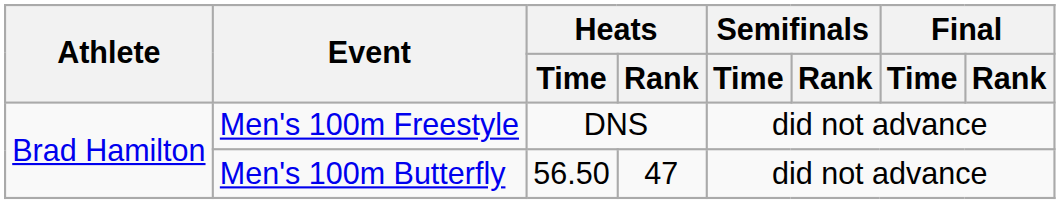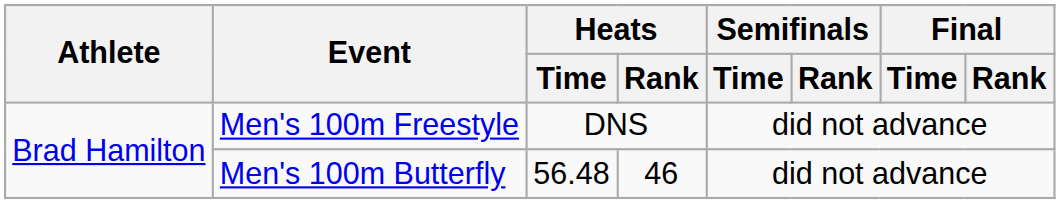(572, 174) 56.50 -> (572, 174) 56.48
(661, 174) 47 -> (661, 174) 46
